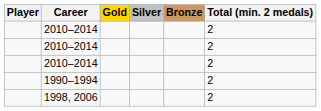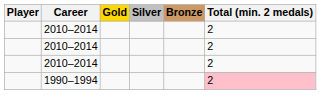(210, 81) no background -> (210, 81) pink background
- row: (23, 98)
